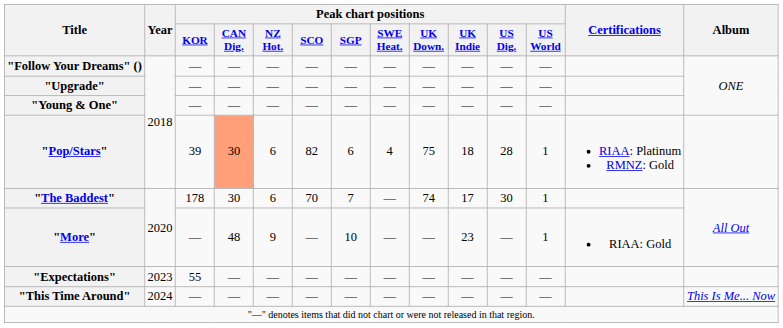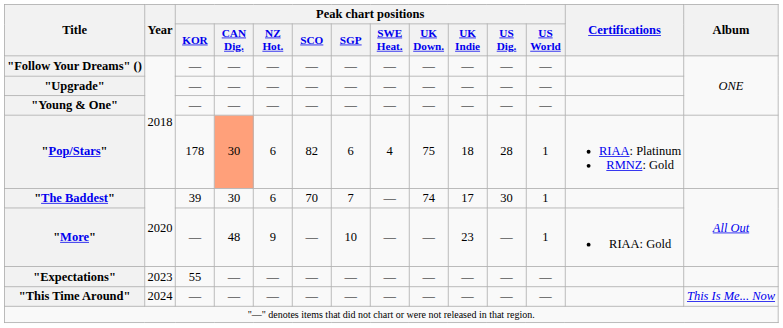(195, 151) 39 -> (195, 151) 178
(195, 198) 178 -> (195, 198) 39
